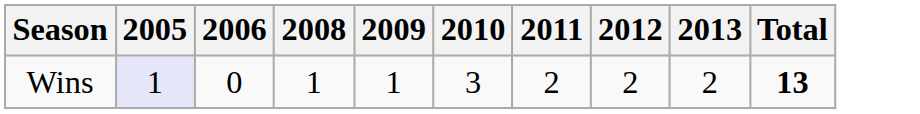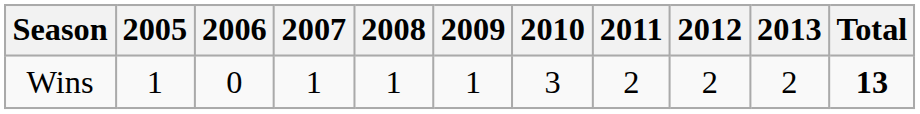+ column: (314, 30)
(155, 81) lavender background -> (155, 81) no background
